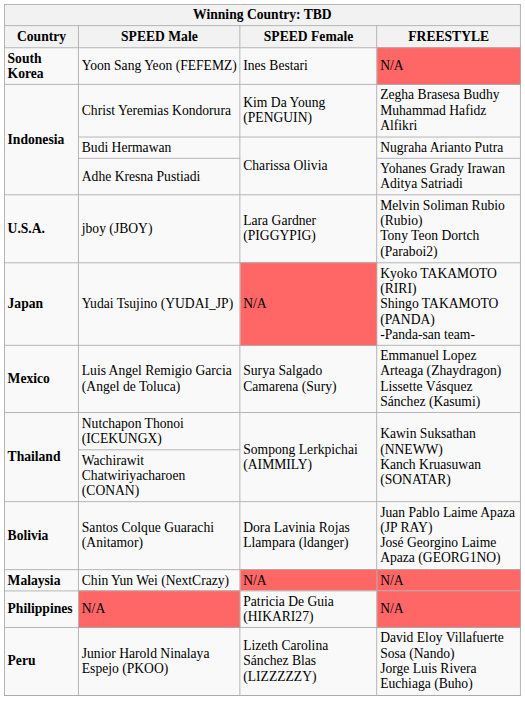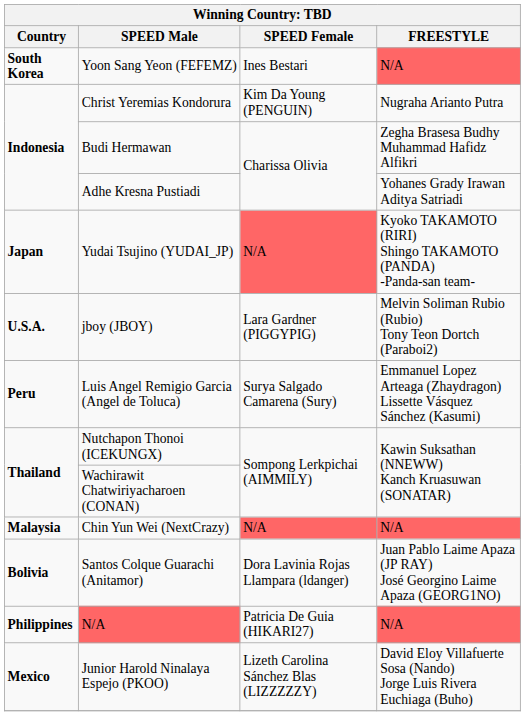(440, 110) Zegha Brasesa Budhy Muhammad Hafidz Alfikri -> (442, 102) Nugraha Arianto Putra
(442, 147) Nugraha Arianto Putra -> (440, 147) Zegha Brasesa Budhy Muhammad Hafidz Alfikri
rows swapped: (157, 303) <-> (117, 228)
(29, 379) Mexico -> (22, 394) Peru
rows swapped: (148, 535) <-> (155, 580)
(22, 661) Peru -> (29, 676) Mexico
